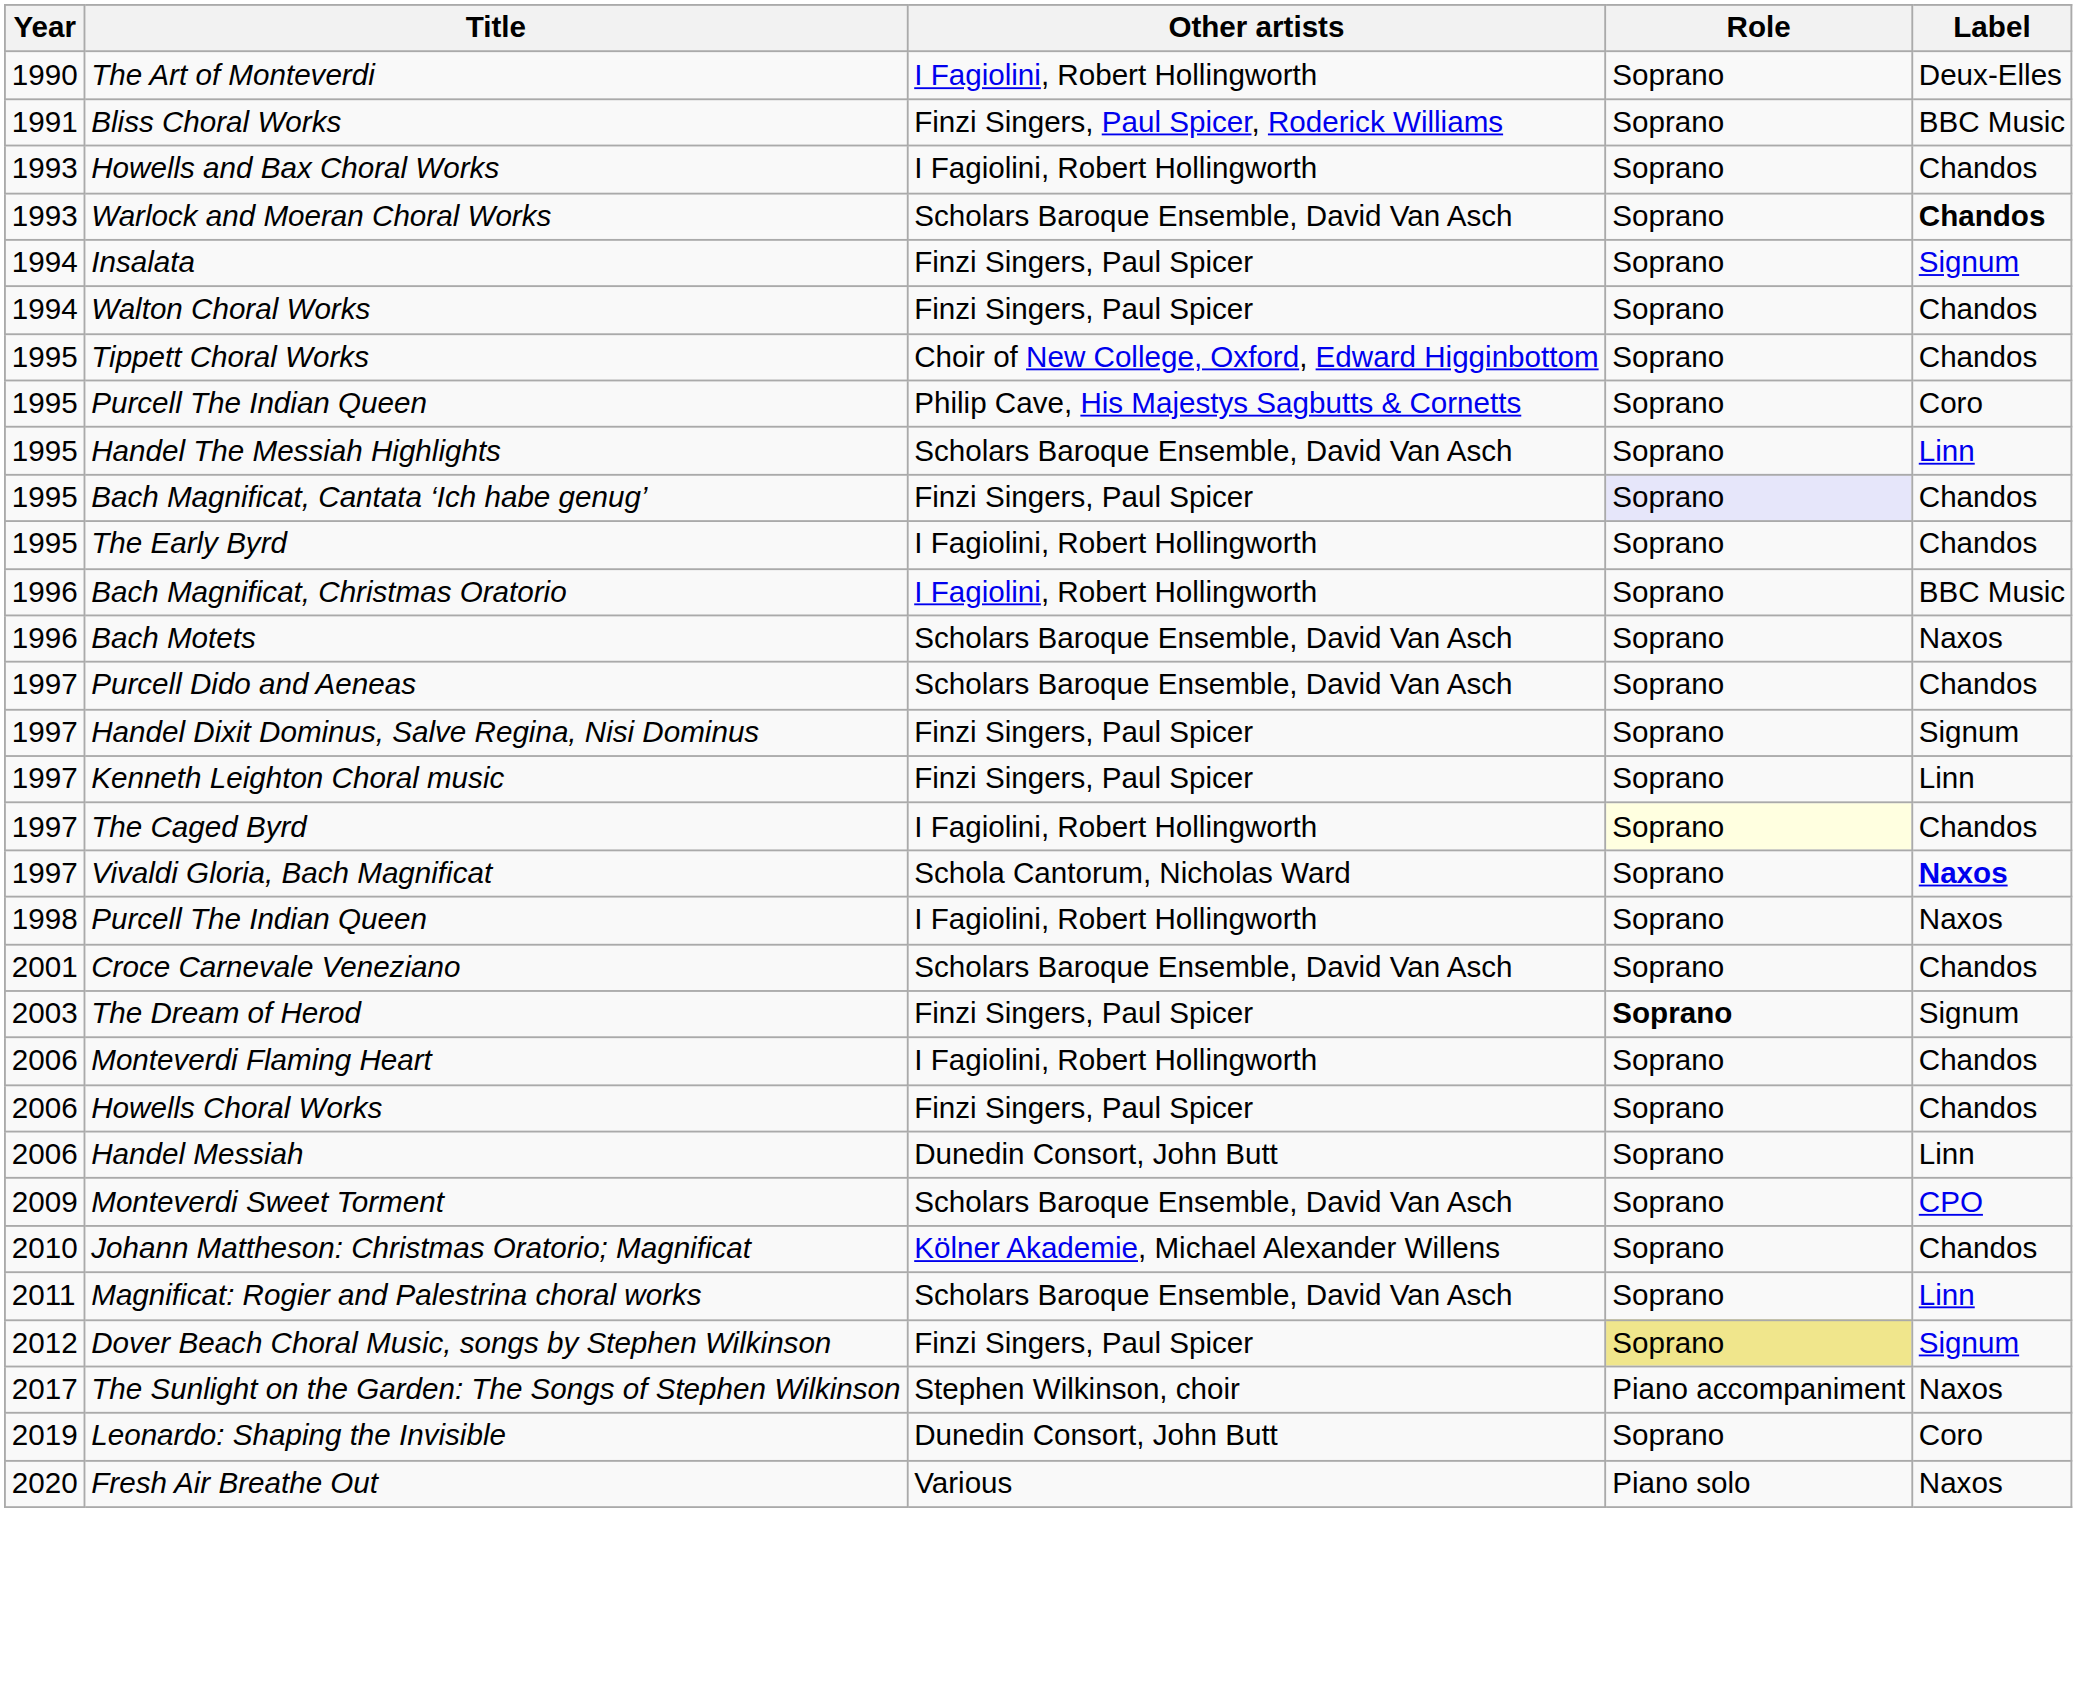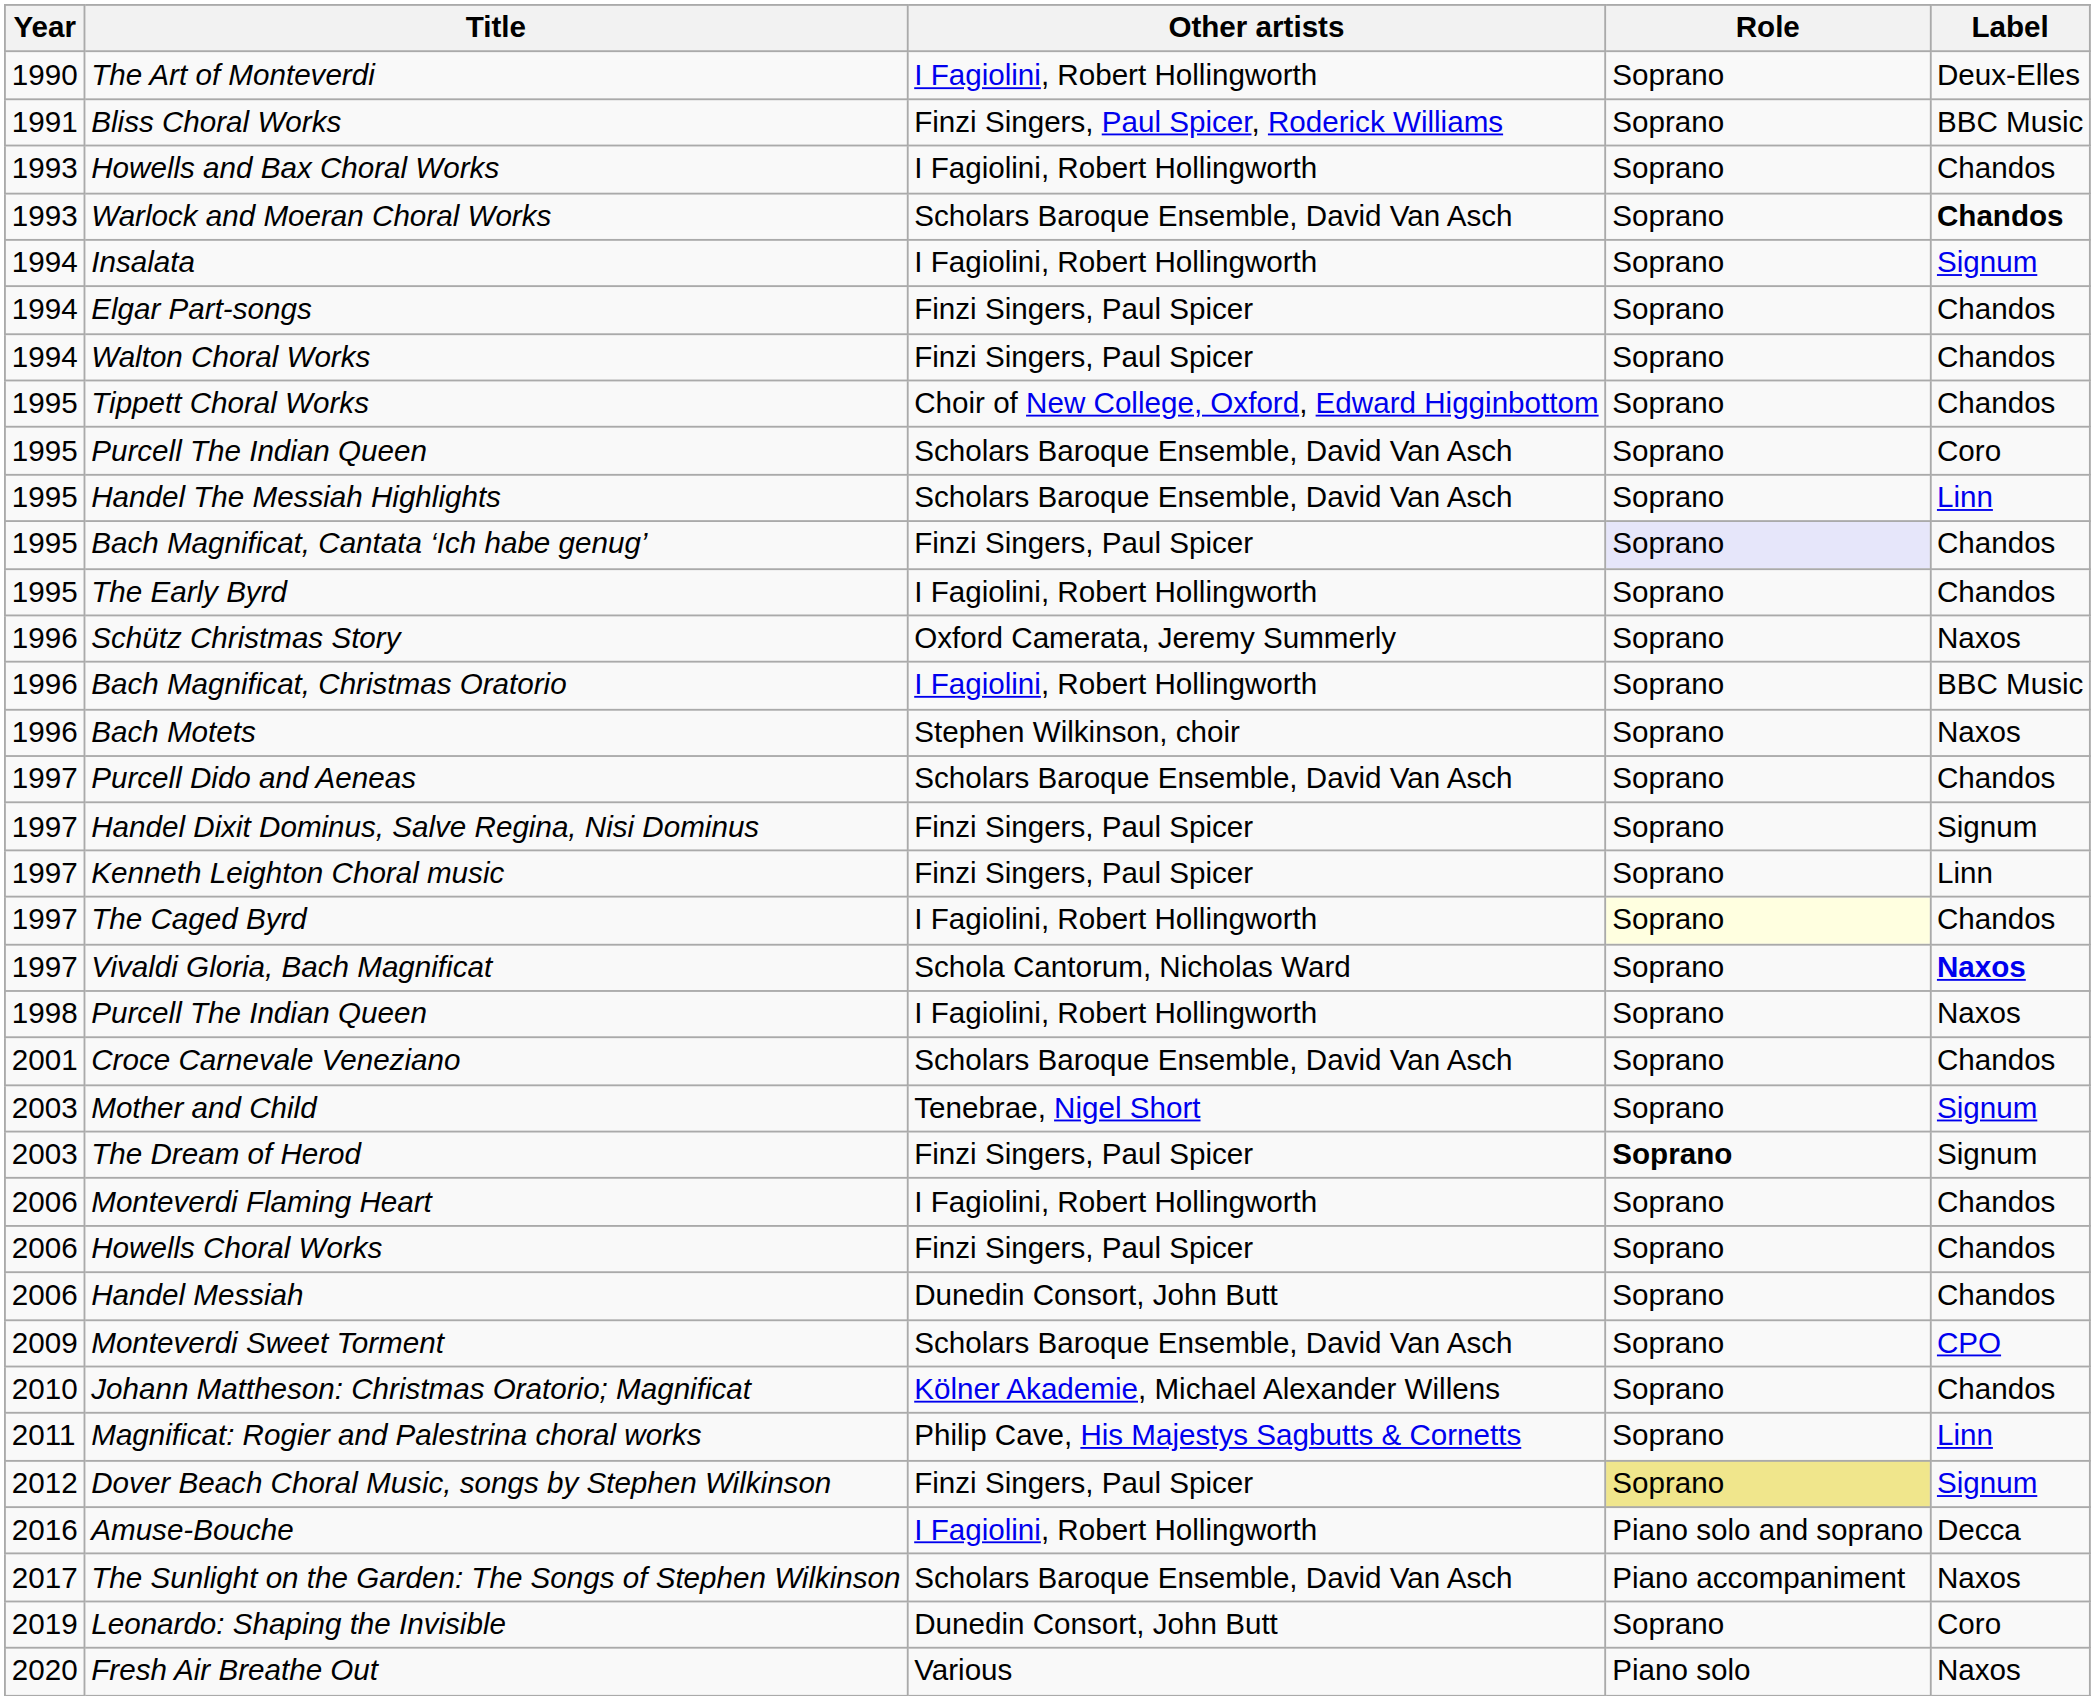(1084, 262) Finzi Singers, Paul Spicer -> (1116, 262) I Fagiolini, Robert Hollingworth
+ row: (45, 309)
(1218, 403) Philip Cave, His Majestys Sagbutts & Cornetts -> (1213, 450) Scholars Baroque Ensemble, David Van Asch
+ row: (45, 638)
(1213, 638) Scholars Baroque Ensemble, David Van Asch -> (1077, 732) Stephen Wilkinson, choir
+ row: (45, 1107)
(1947, 1154) Linn -> (1996, 1295) Chandos
(1213, 1295) Scholars Baroque Ensemble, David Van Asch -> (1218, 1436) Philip Cave, His Majestys Sagbutts & Cornetts
+ row: (45, 1530)
(1077, 1389) Stephen Wilkinson, choir -> (1213, 1577) Scholars Baroque Ensemble, David Van Asch
